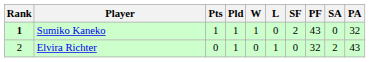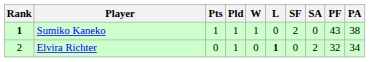columns swapped: (335, 13) <-> (315, 13)
(355, 31) 32 -> (355, 31) 38
(276, 48) normal -> (276, 48) bold
(355, 48) 43 -> (355, 48) 34
